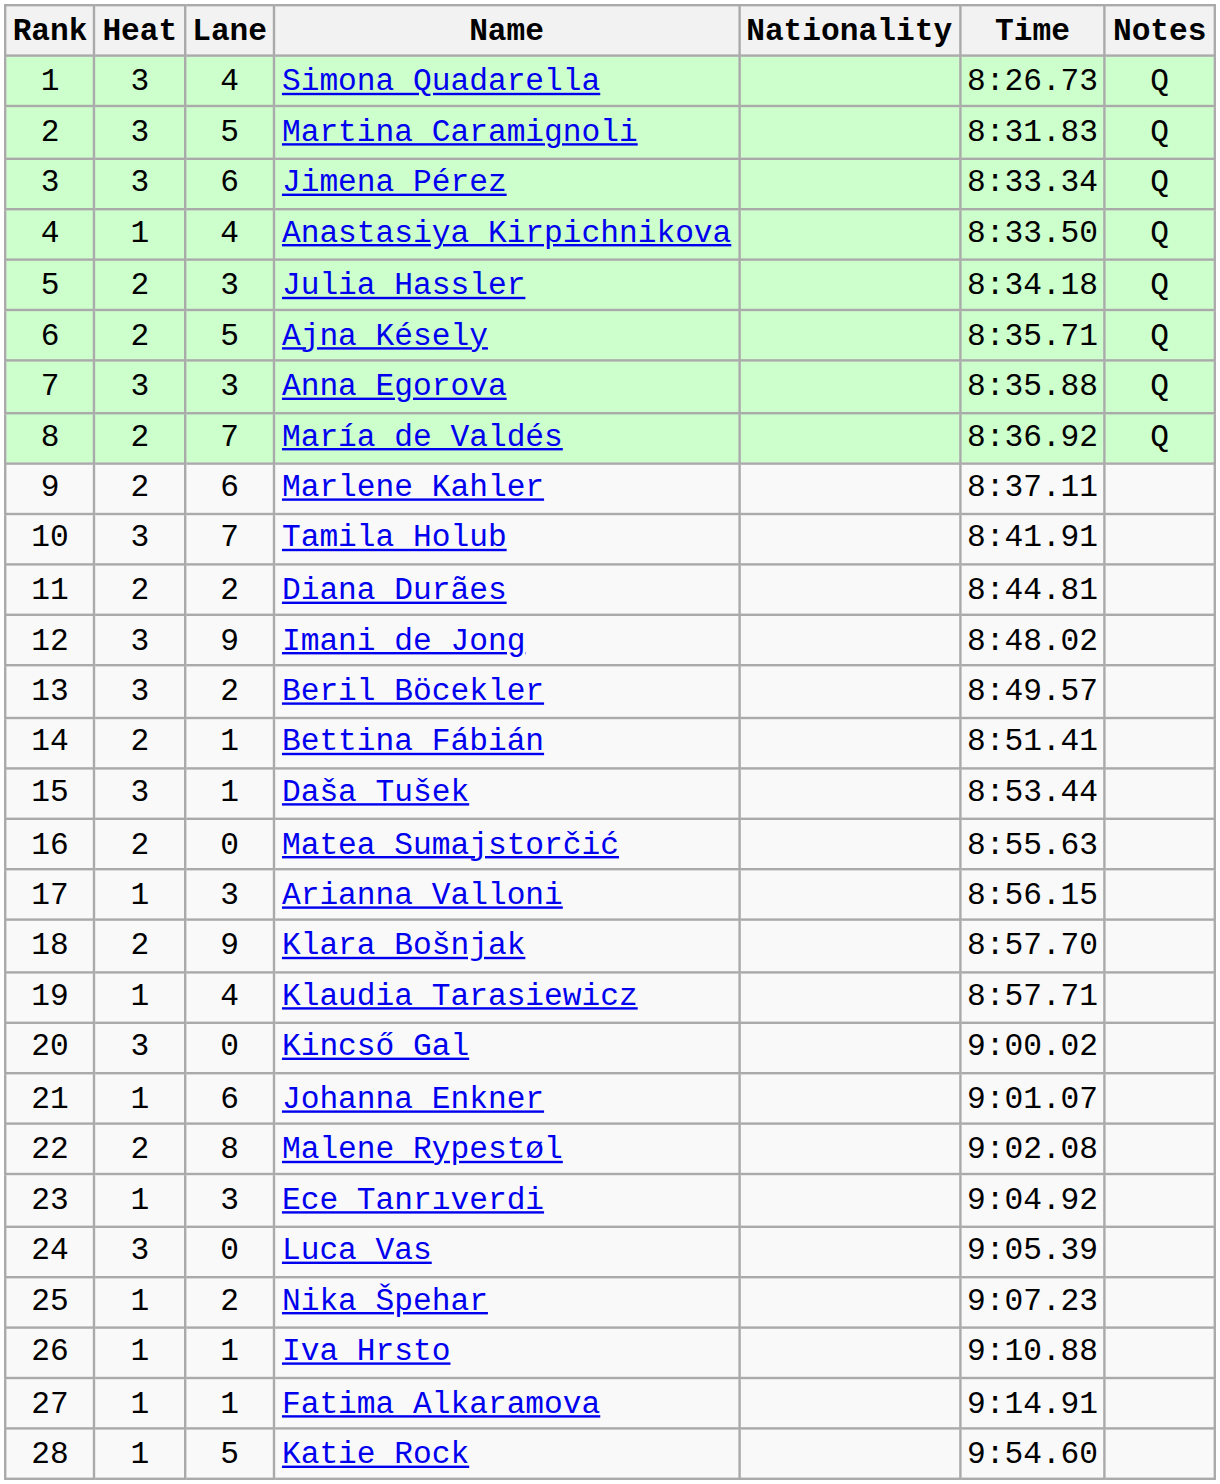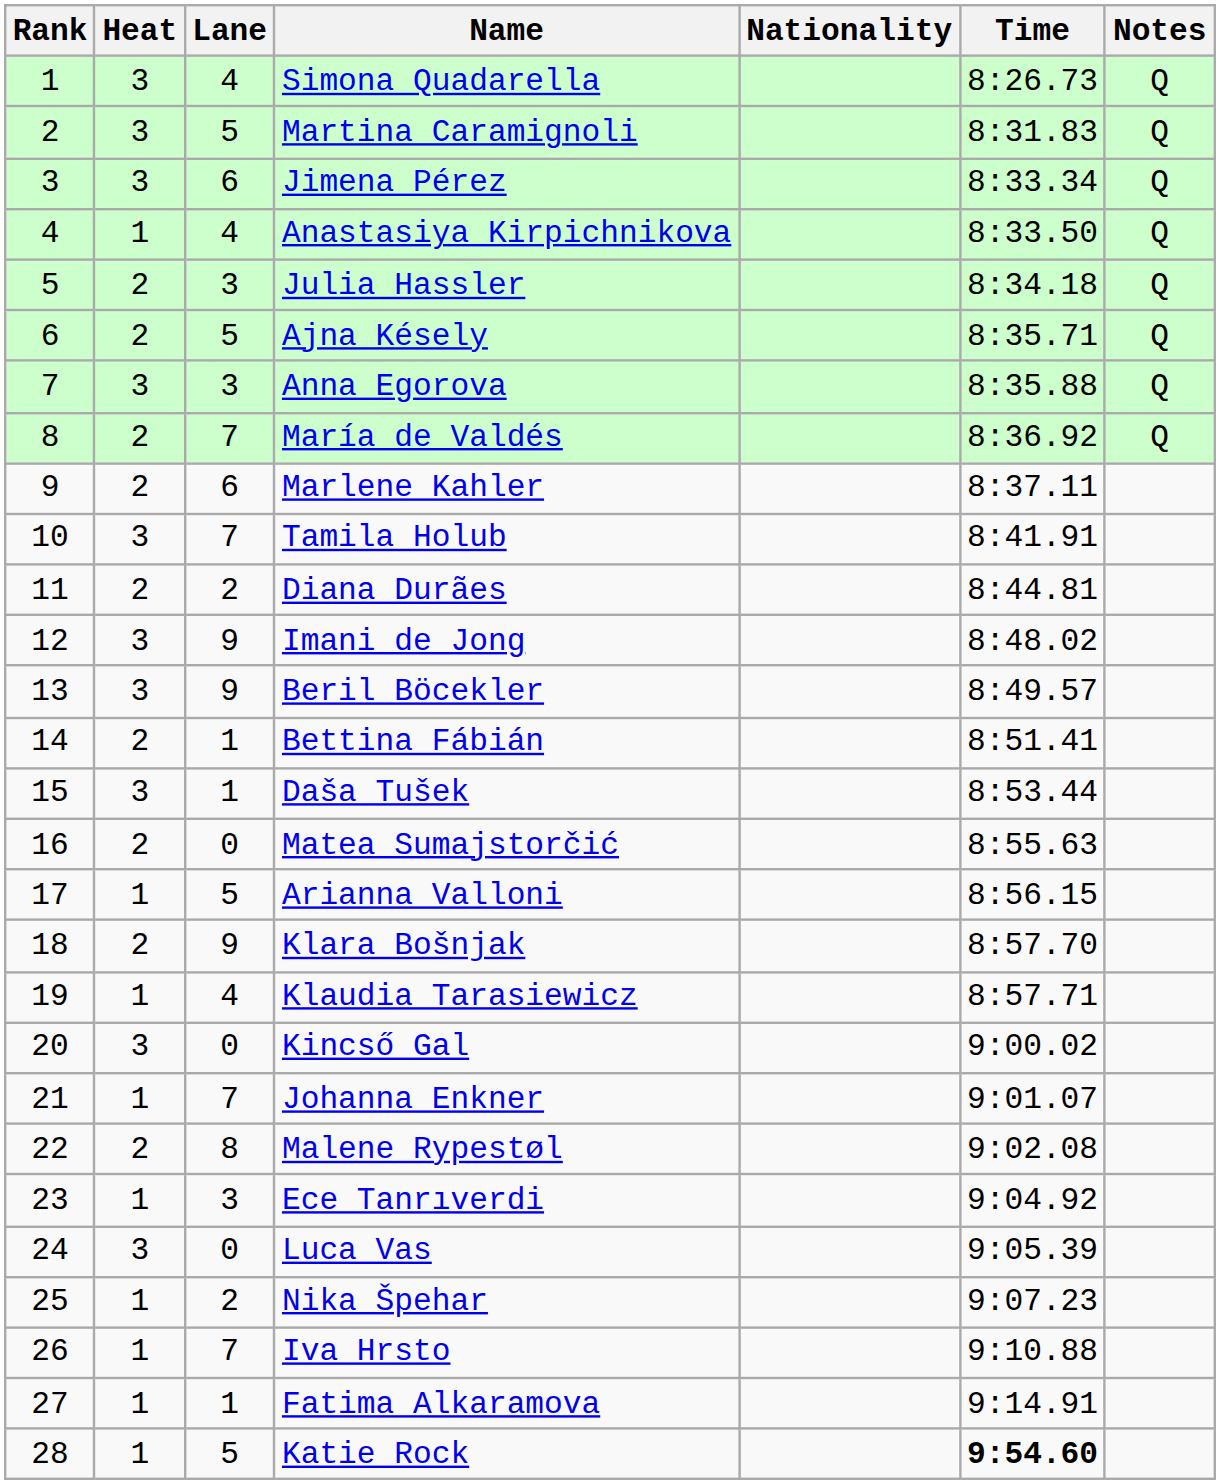(230, 692) 2 -> (230, 692) 9
(230, 895) 3 -> (230, 895) 5
(230, 1098) 6 -> (230, 1098) 7
(230, 1353) 1 -> (230, 1353) 7
(1033, 1454) normal -> (1033, 1454) bold
